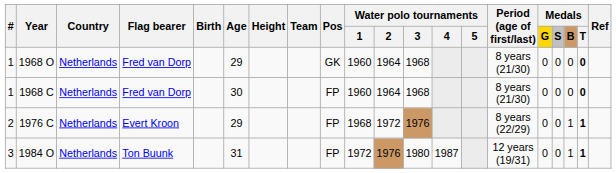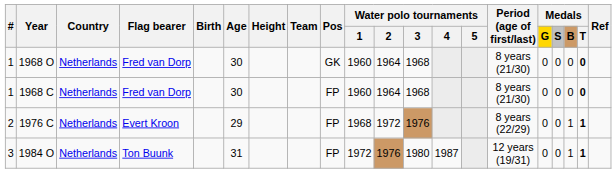(236, 62) 29 -> (236, 62) 30
